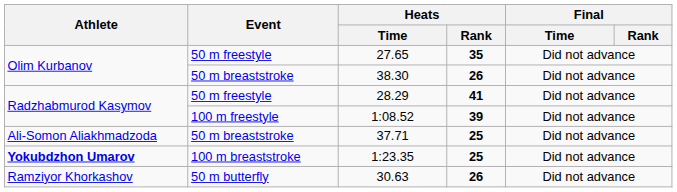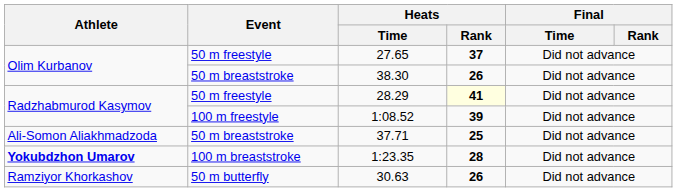(476, 55) 35 -> (476, 55) 37
(476, 96) no background -> (476, 96) lightyellow background
(476, 157) 25 -> (476, 157) 28
